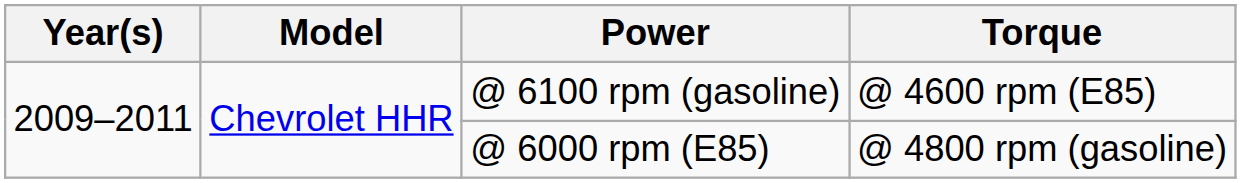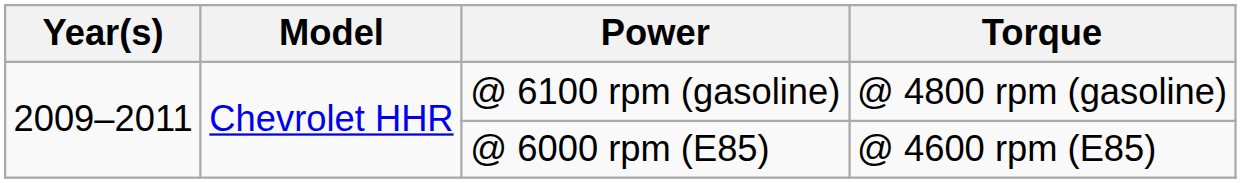(1007, 90) @ 4600 rpm (E85) -> (1042, 90) @ 4800 rpm (gasoline)
(1042, 148) @ 4800 rpm (gasoline) -> (1007, 148) @ 4600 rpm (E85)
